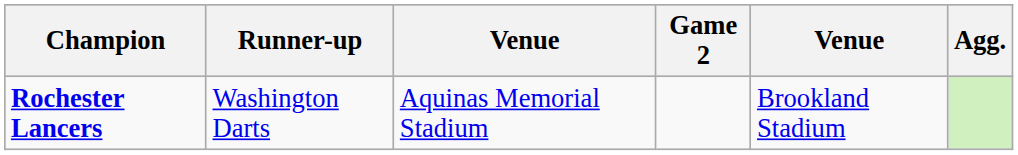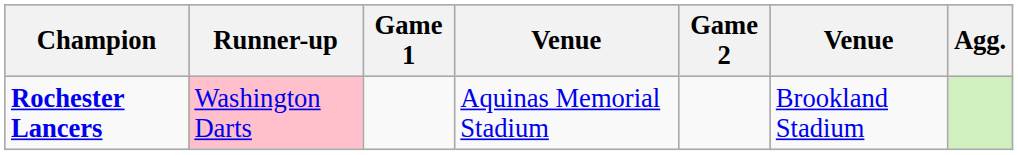+ column: (409, 40)
(276, 112) no background -> (258, 112) pink background
